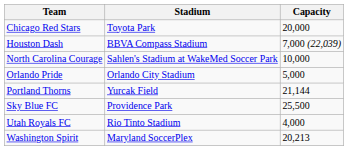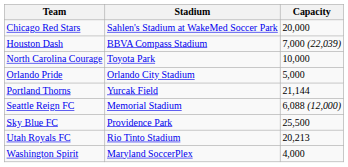(131, 28) Toyota Park -> (192, 28) Sahlen's Stadium at WakeMed Soccer Park
(192, 59) Sahlen's Stadium at WakeMed Soccer Park -> (131, 59) Toyota Park
+ row: (40, 106)
(294, 122) 4,000 -> (296, 138) 20,213
(296, 138) 20,213 -> (294, 153) 4,000
